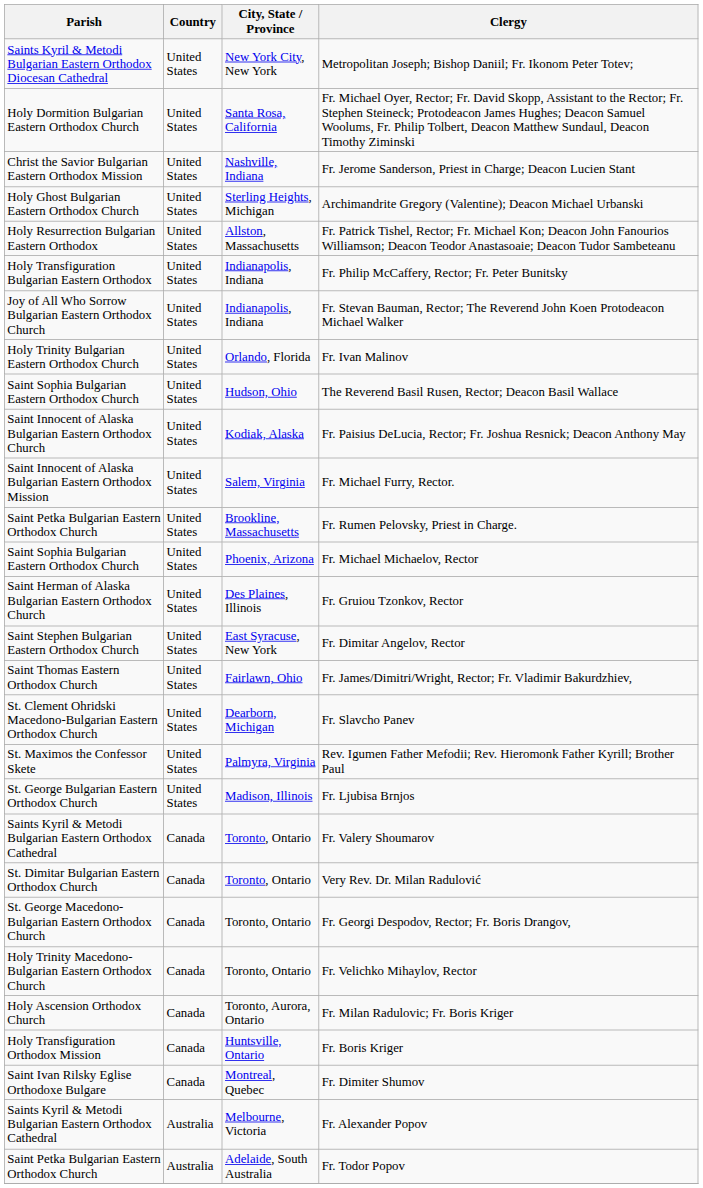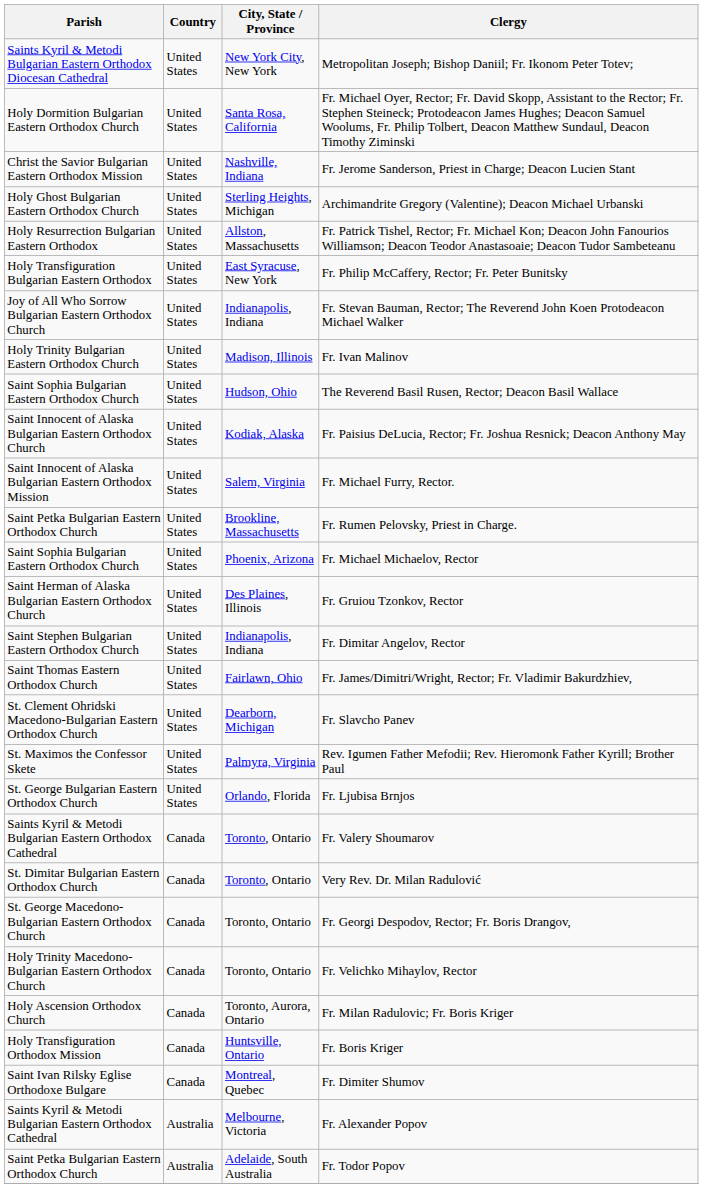(258, 273) Indianapolis, Indiana -> (262, 273) East Syracuse, New York
(268, 357) Orlando, Florida -> (269, 357) Madison, Illinois
(262, 643) East Syracuse, New York -> (258, 643) Indianapolis, Indiana
(269, 796) Madison, Illinois -> (268, 796) Orlando, Florida
